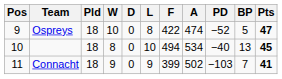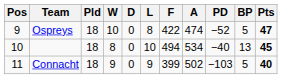(245, 64) 7 -> (245, 64) 5
(266, 64) 41 -> (266, 64) 40
